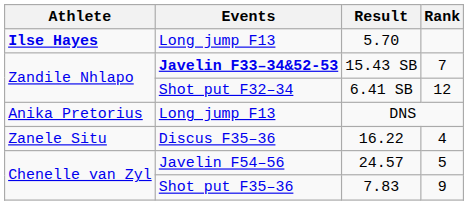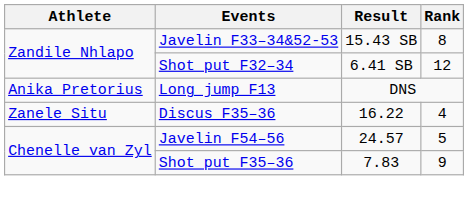- row: (381, 41)
(249, 65) bold -> (249, 41) normal
(442, 65) 7 -> (442, 41) 8
